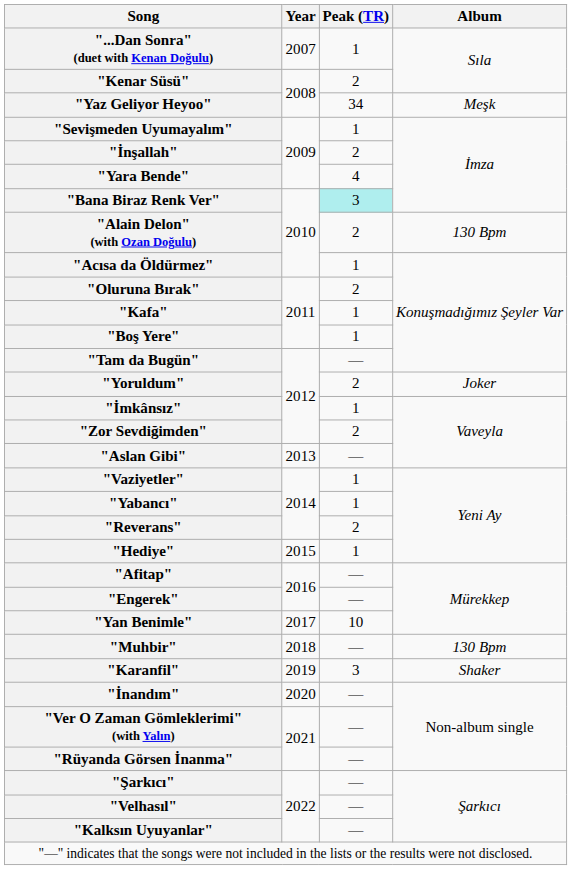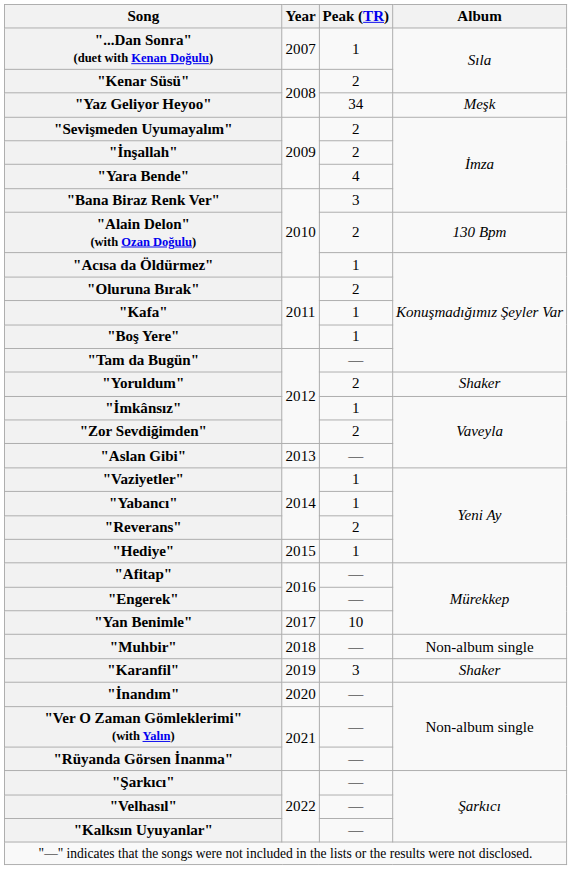(356, 128) 1 -> (356, 128) 2
(356, 200) paleturquoise background -> (356, 200) no background
(480, 384) Joker -> (480, 384) Shaker
(480, 646) 130 Bpm -> (480, 646) Non-album single
